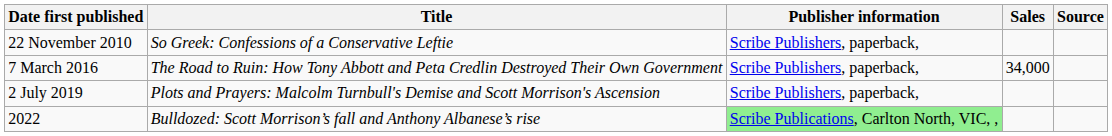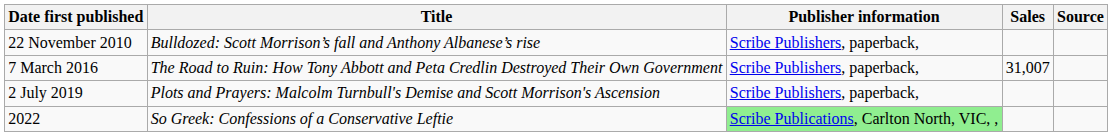(302, 42) So Greek: Confessions of a Conservative Leftie -> (345, 42) Bulldozed: Scott Morrison’s fall and Anthony Albanese’s rise
(1028, 67) 34,000 -> (1028, 67) 31,007
(345, 118) Bulldozed: Scott Morrison’s fall and Anthony Albanese’s rise -> (302, 118) So Greek: Confessions of a Conservative Leftie
